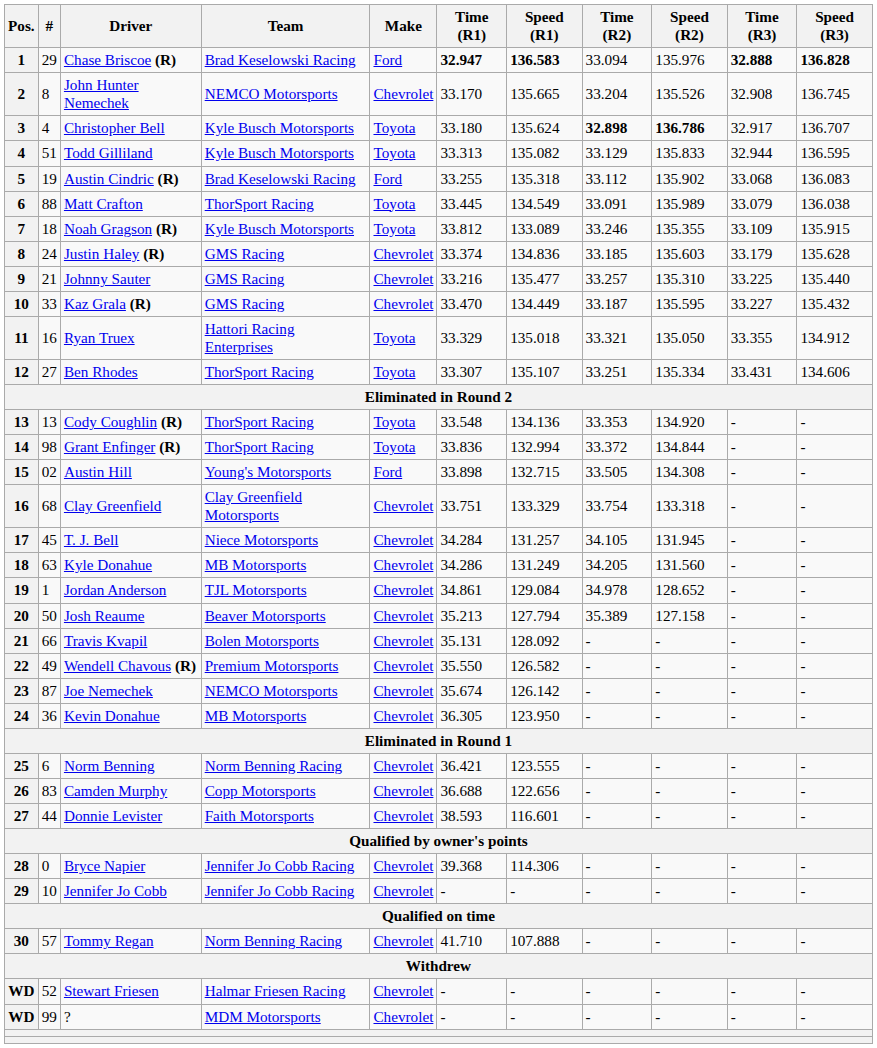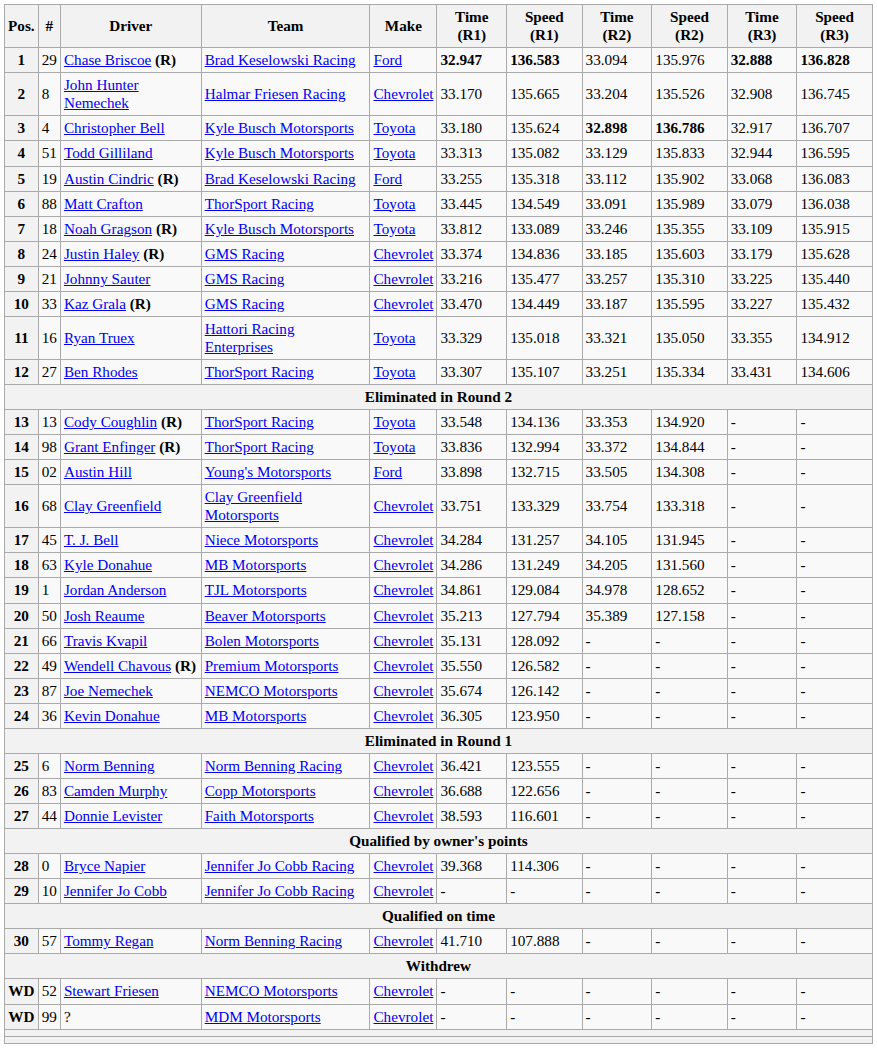(271, 94) NEMCO Motorsports -> (275, 94) Halmar Friesen Racing
(275, 991) Halmar Friesen Racing -> (271, 991) NEMCO Motorsports
